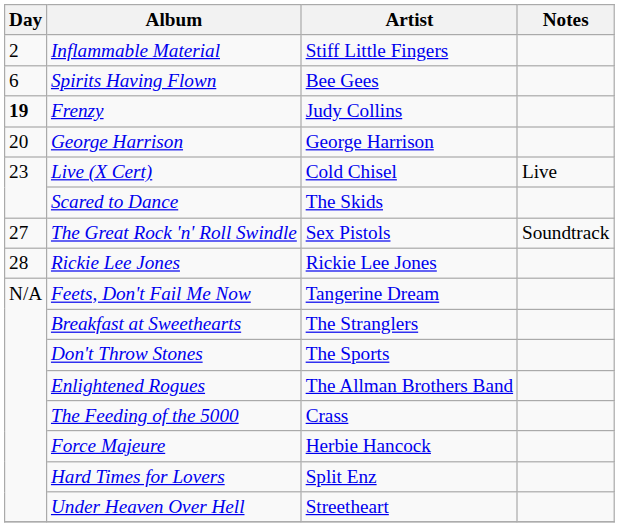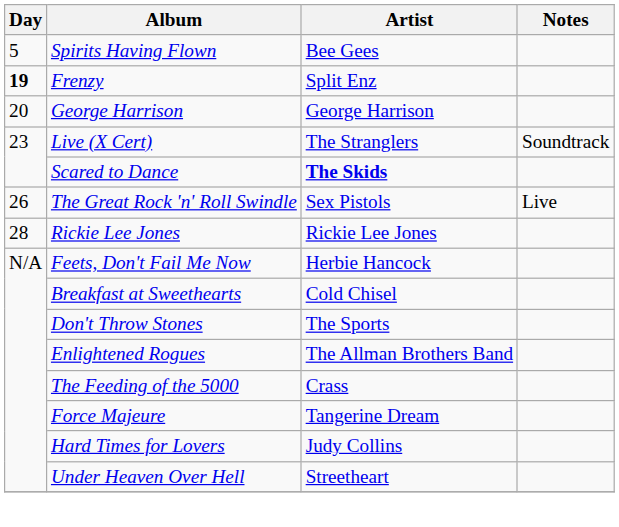- row: (135, 50)
(14, 80) 6 -> (14, 50) 5
(354, 111) Judy Collins -> (341, 80) Split Enz
(351, 171) Cold Chisel -> (362, 141) The Stranglers
(540, 171) Live -> (566, 141) Soundtrack
(344, 202) normal -> (346, 171) bold
(19, 232) 27 -> (19, 202) 26
(566, 232) Soundtrack -> (540, 202) Live
(372, 293) Tangerine Dream -> (368, 263) Herbie Hancock
(362, 324) The Stranglers -> (351, 293) Cold Chisel
(368, 446) Herbie Hancock -> (372, 415) Tangerine Dream
(341, 476) Split Enz -> (354, 446) Judy Collins
